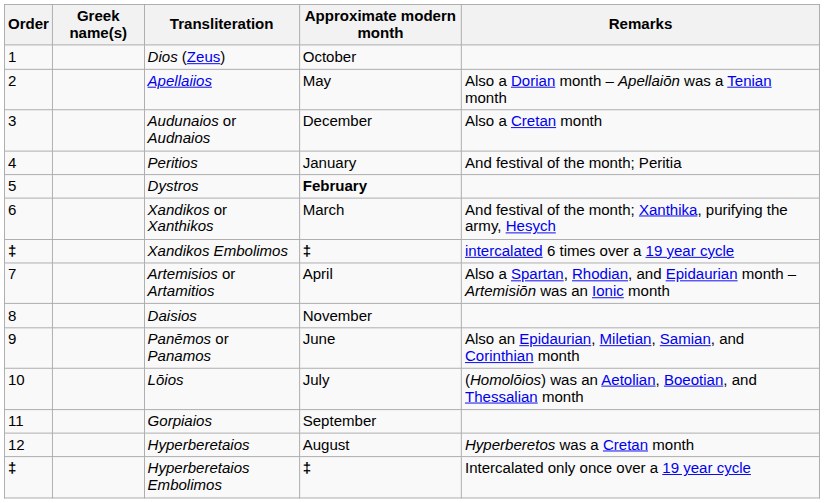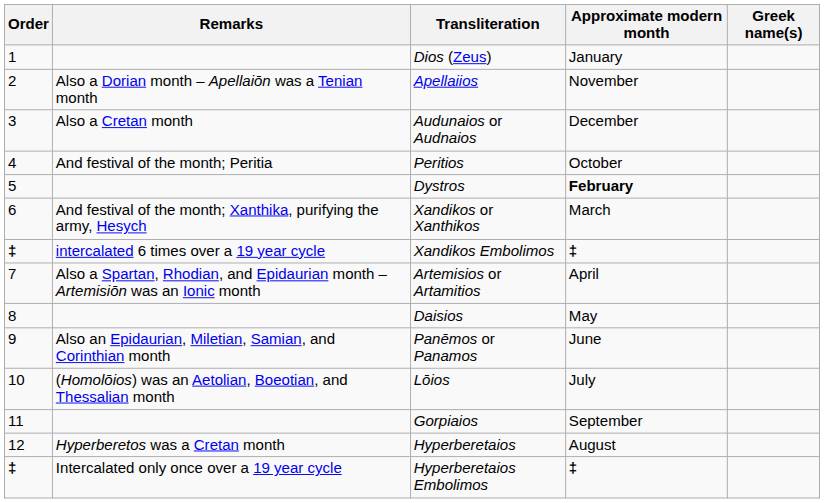columns swapped: (98, 24) <-> (640, 24)
(329, 57) October -> (596, 57) January
(317, 81) May -> (604, 81) November
(329, 162) January -> (596, 162) October
(337, 315) November -> (583, 315) May
